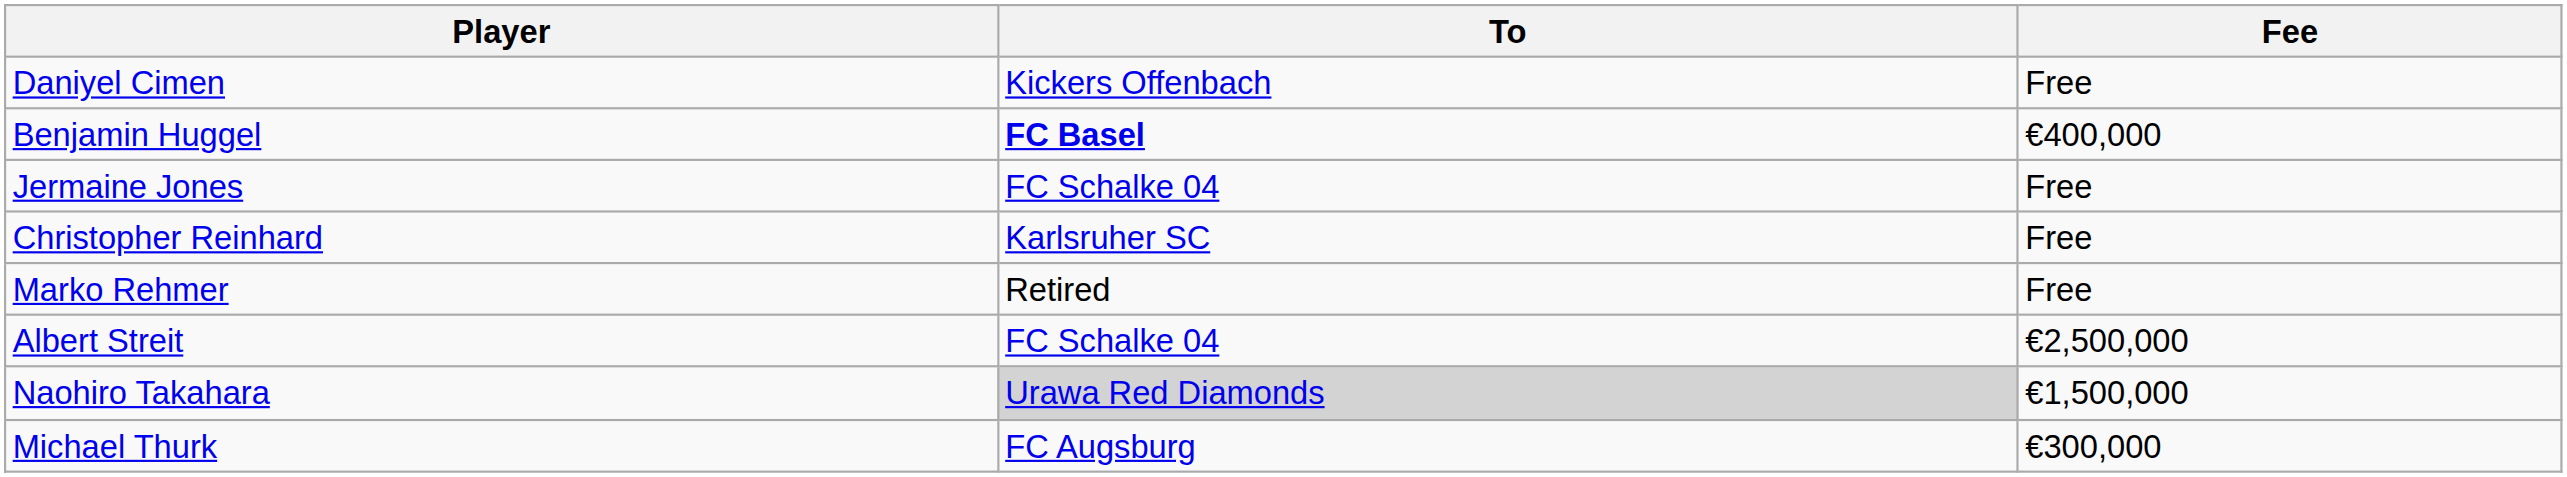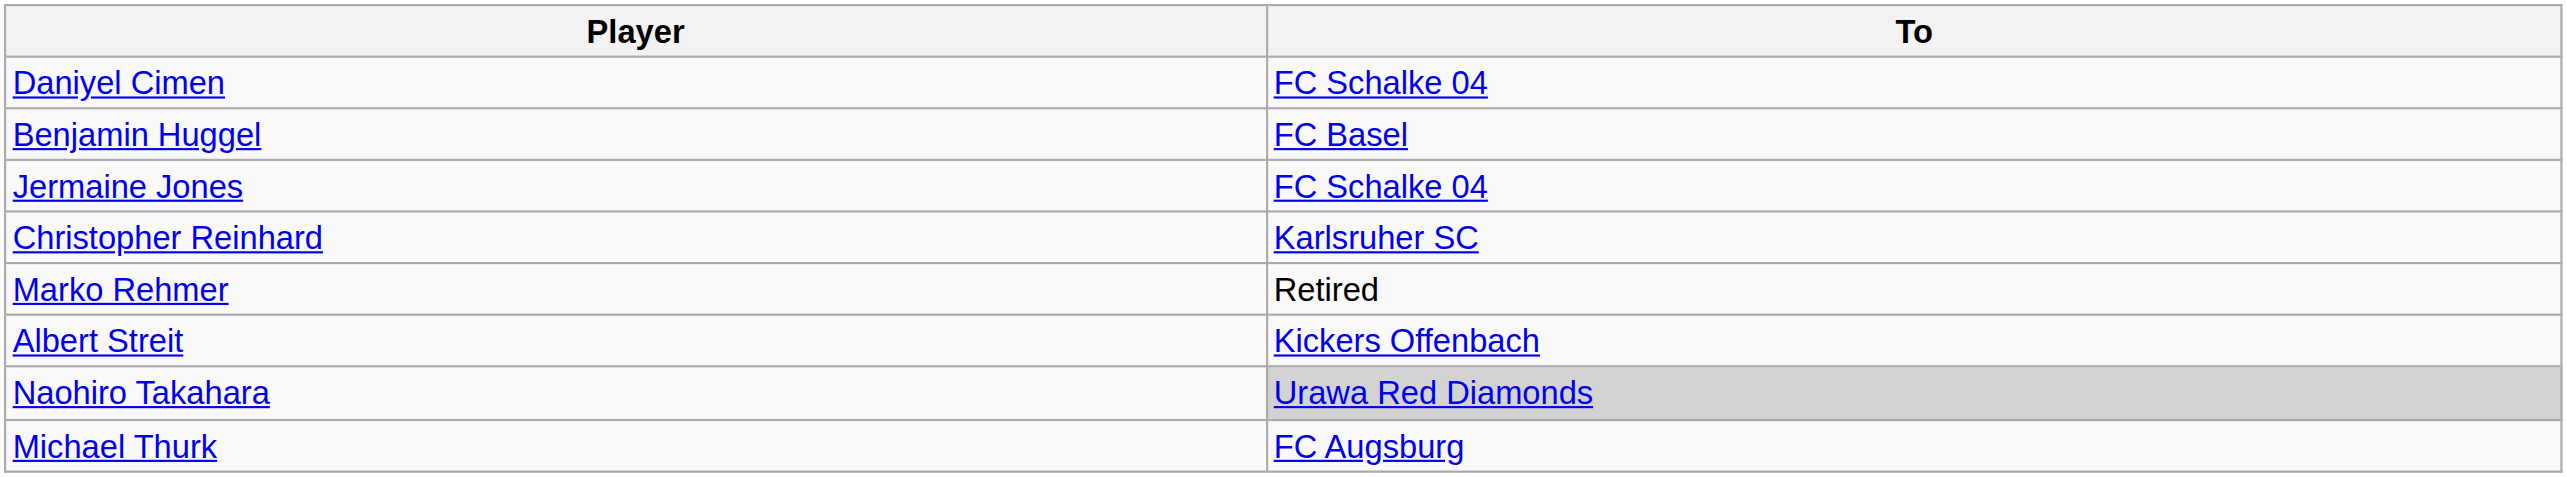- column: (2290, 31)
(1138, 83) Kickers Offenbach -> (1381, 83) FC Schalke 04
(1075, 135) bold -> (1341, 135) normal
(1112, 342) FC Schalke 04 -> (1407, 342) Kickers Offenbach
